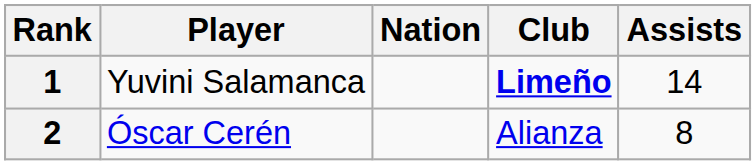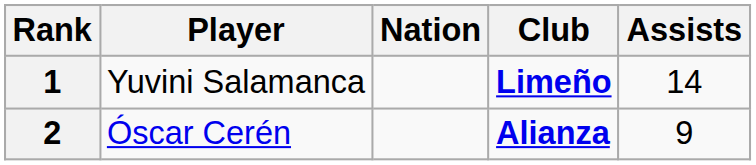(549, 133) normal -> (553, 133) bold
(684, 133) 8 -> (684, 133) 9
